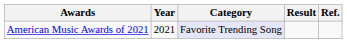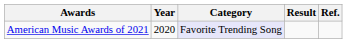(164, 30) 2021 -> (164, 30) 2020
